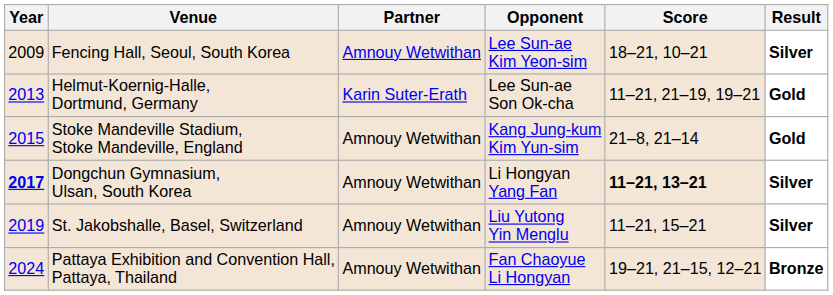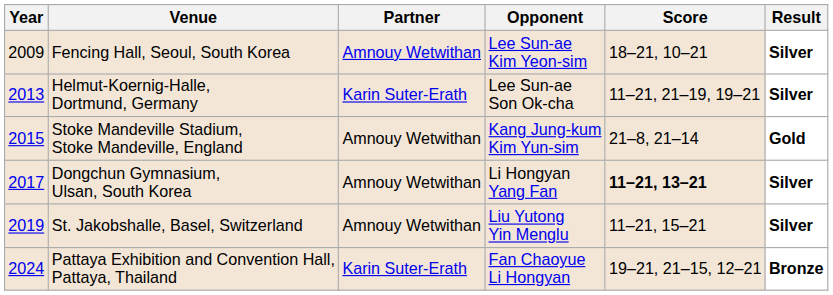(787, 96) Gold -> (791, 96) Silver
(26, 182) bold -> (26, 182) normal
(412, 269) Amnouy Wetwithan -> (405, 269) Karin Suter-Erath
